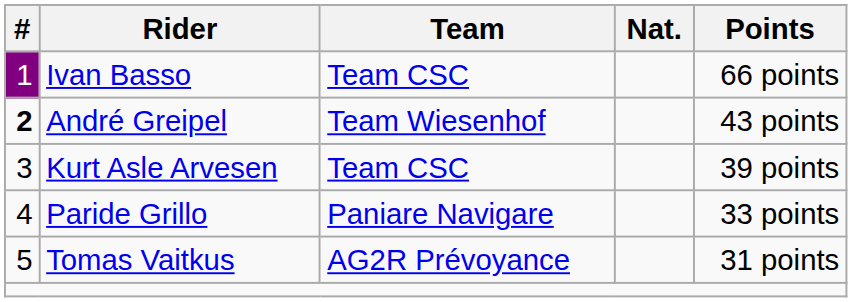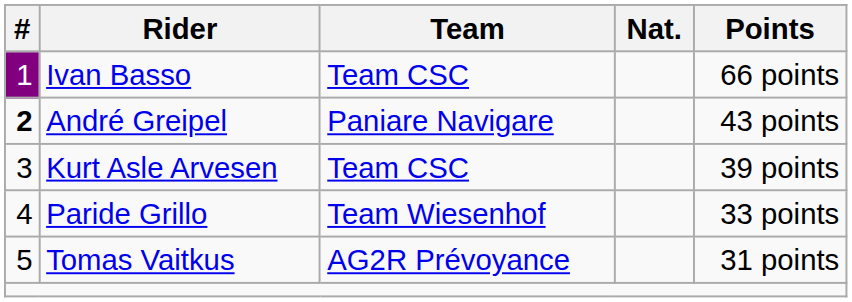(436, 121) Team Wiesenhof -> (440, 121) Paniare Navigare
(440, 214) Paniare Navigare -> (436, 214) Team Wiesenhof
